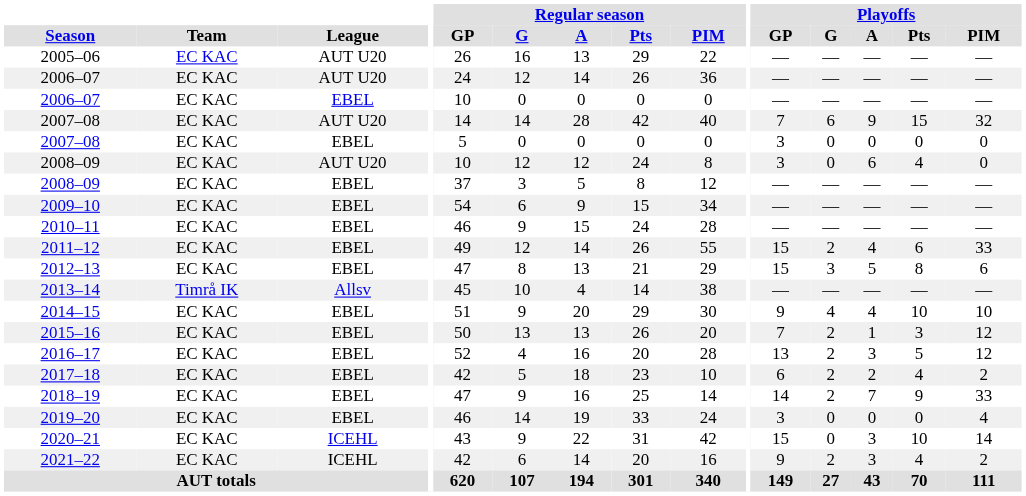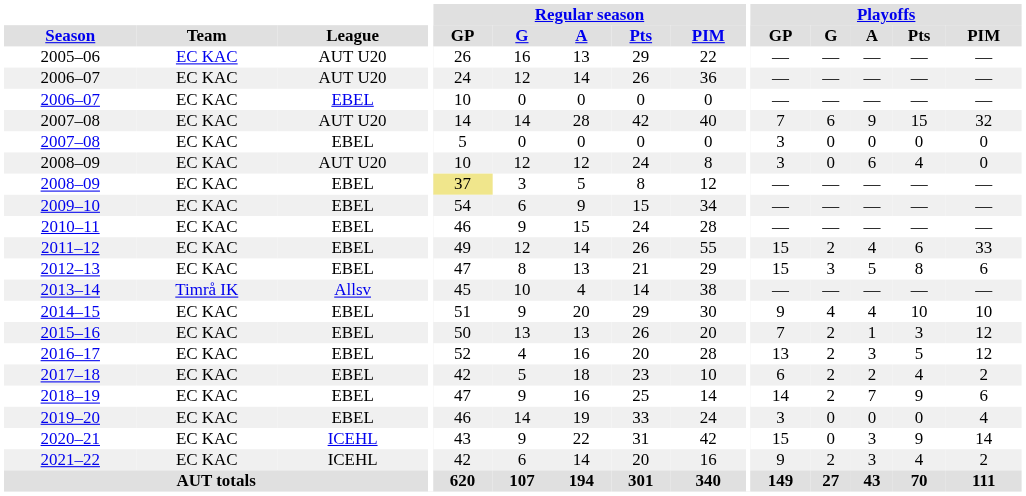(462, 184) no background -> (462, 184) khaki background
(984, 396) 33 -> (984, 396) 6
(919, 438) 10 -> (919, 438) 9
